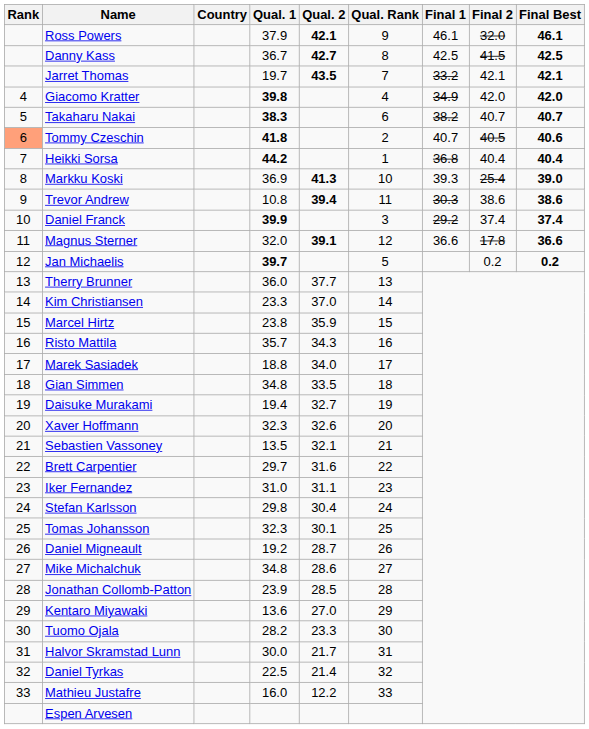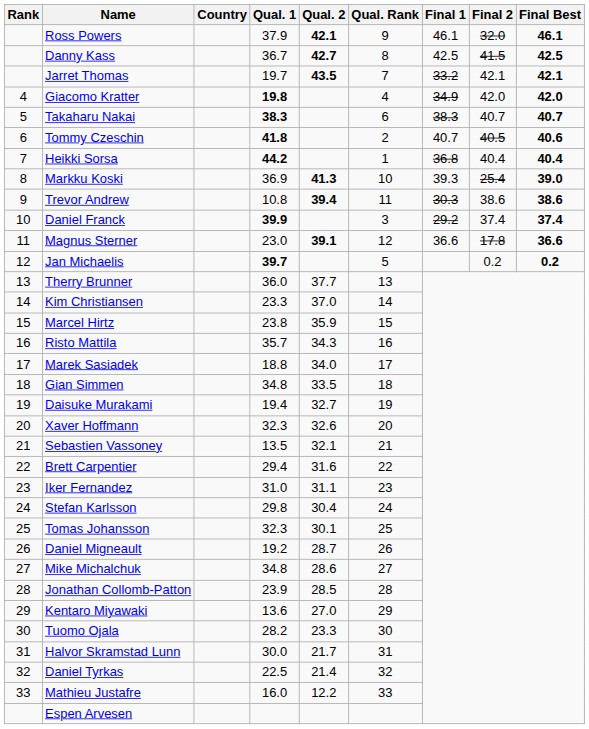(275, 96) 39.8 -> (275, 96) 19.8
(446, 117) 38.2 -> (446, 117) 38.3
(23, 138) lightsalmon background -> (23, 138) no background
(275, 240) 32.0 -> (275, 240) 23.0
(275, 466) 29.7 -> (275, 466) 29.4
